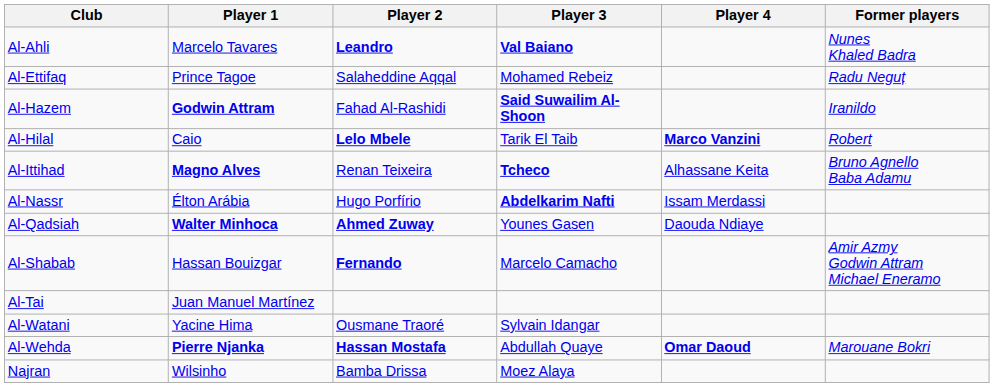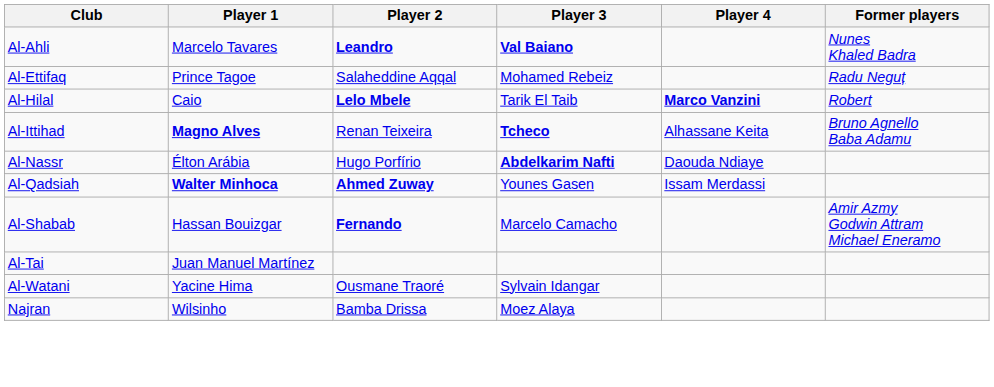- row: (39, 108)
(715, 201) Issam Merdassi -> (714, 162) Daouda Ndiaye
(714, 224) Daouda Ndiaye -> (715, 185) Issam Merdassi
- row: (39, 348)
